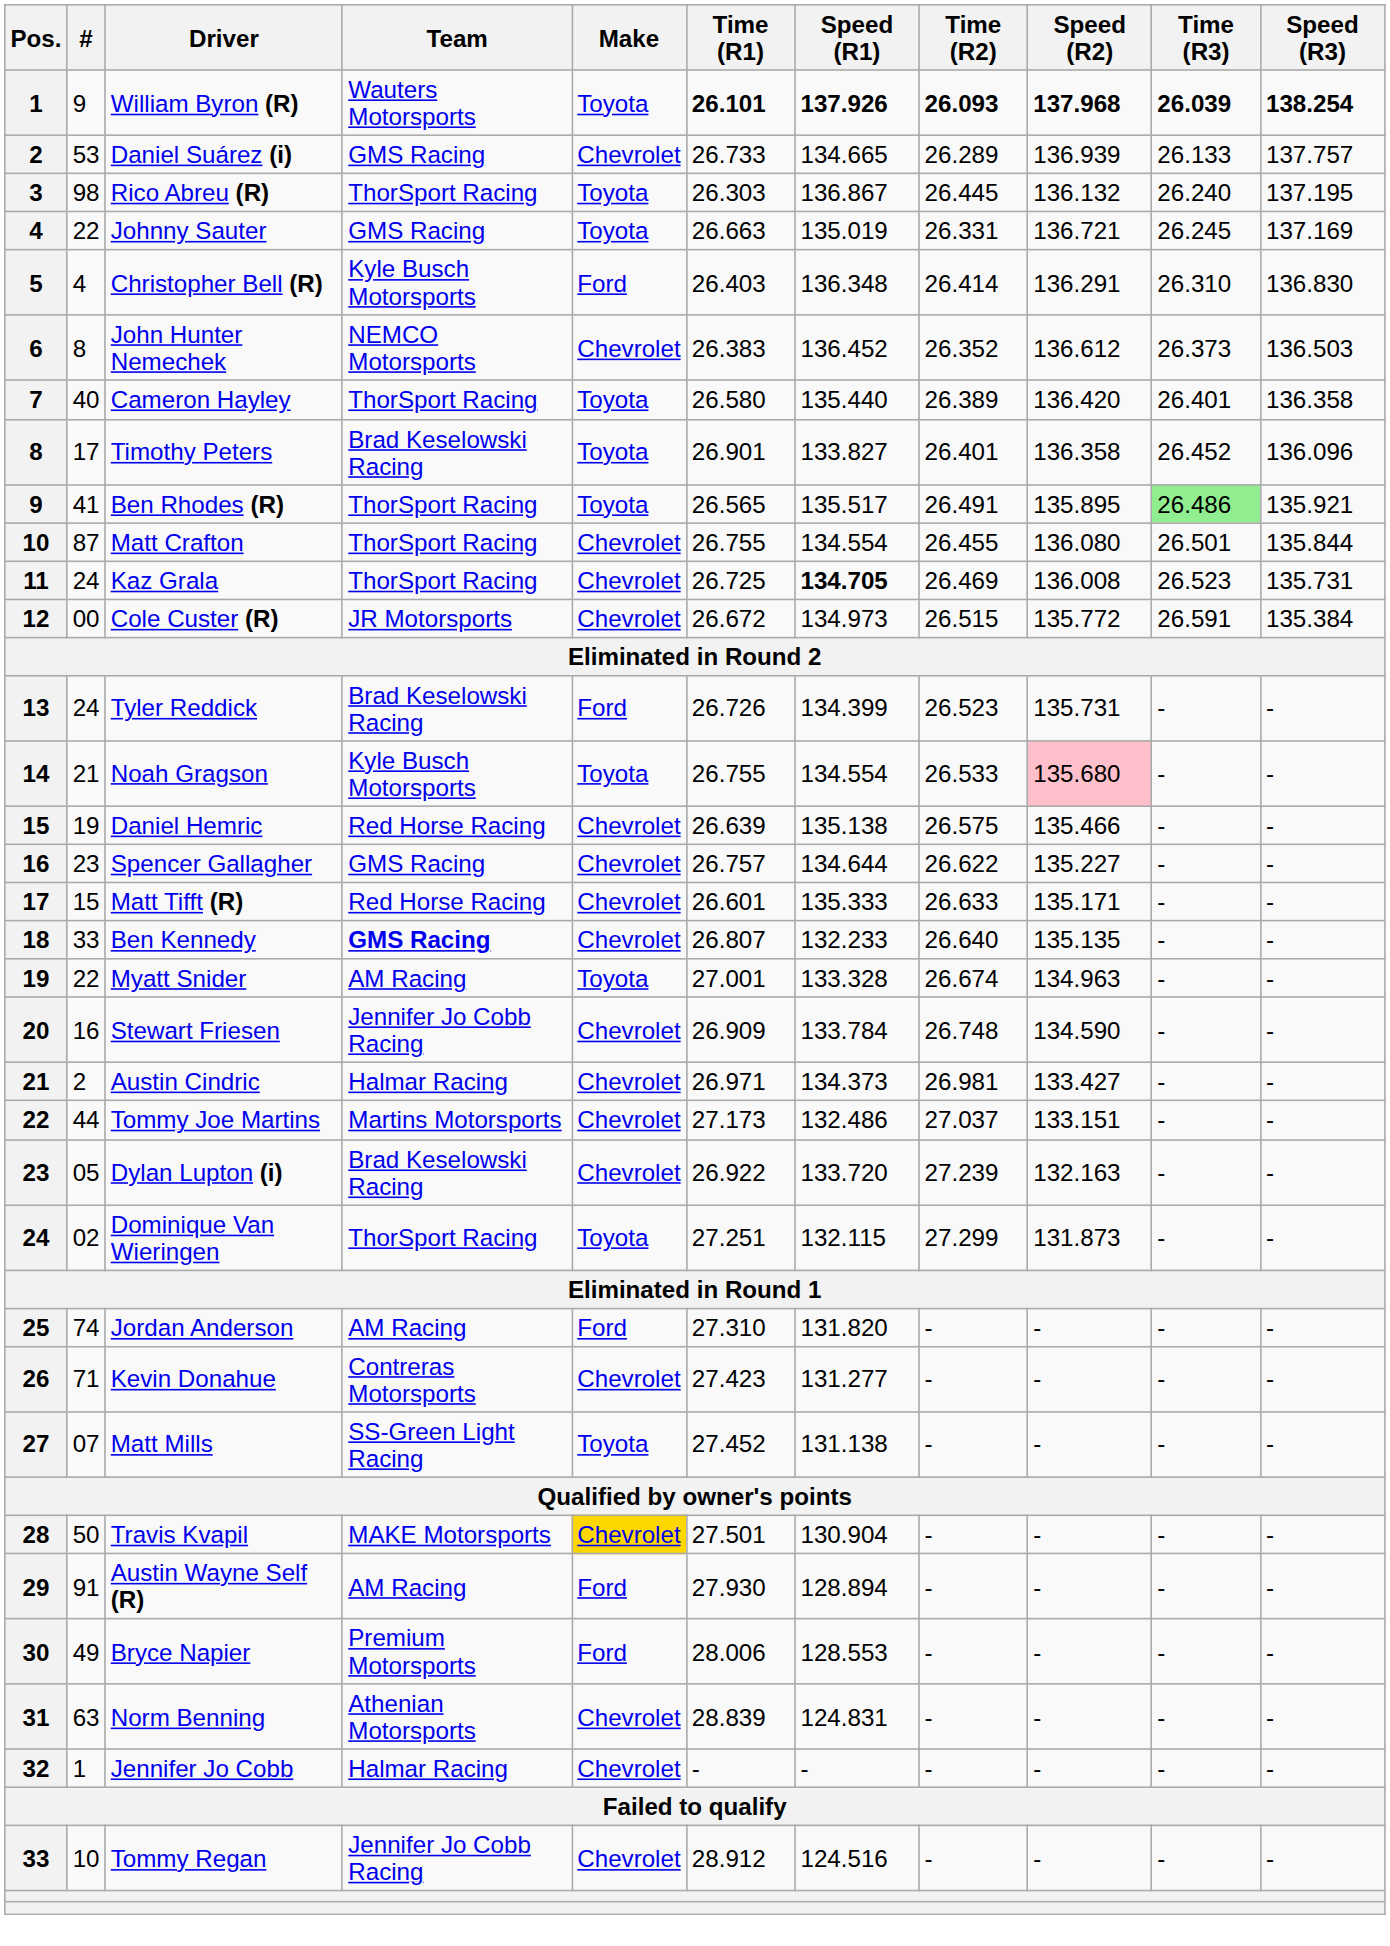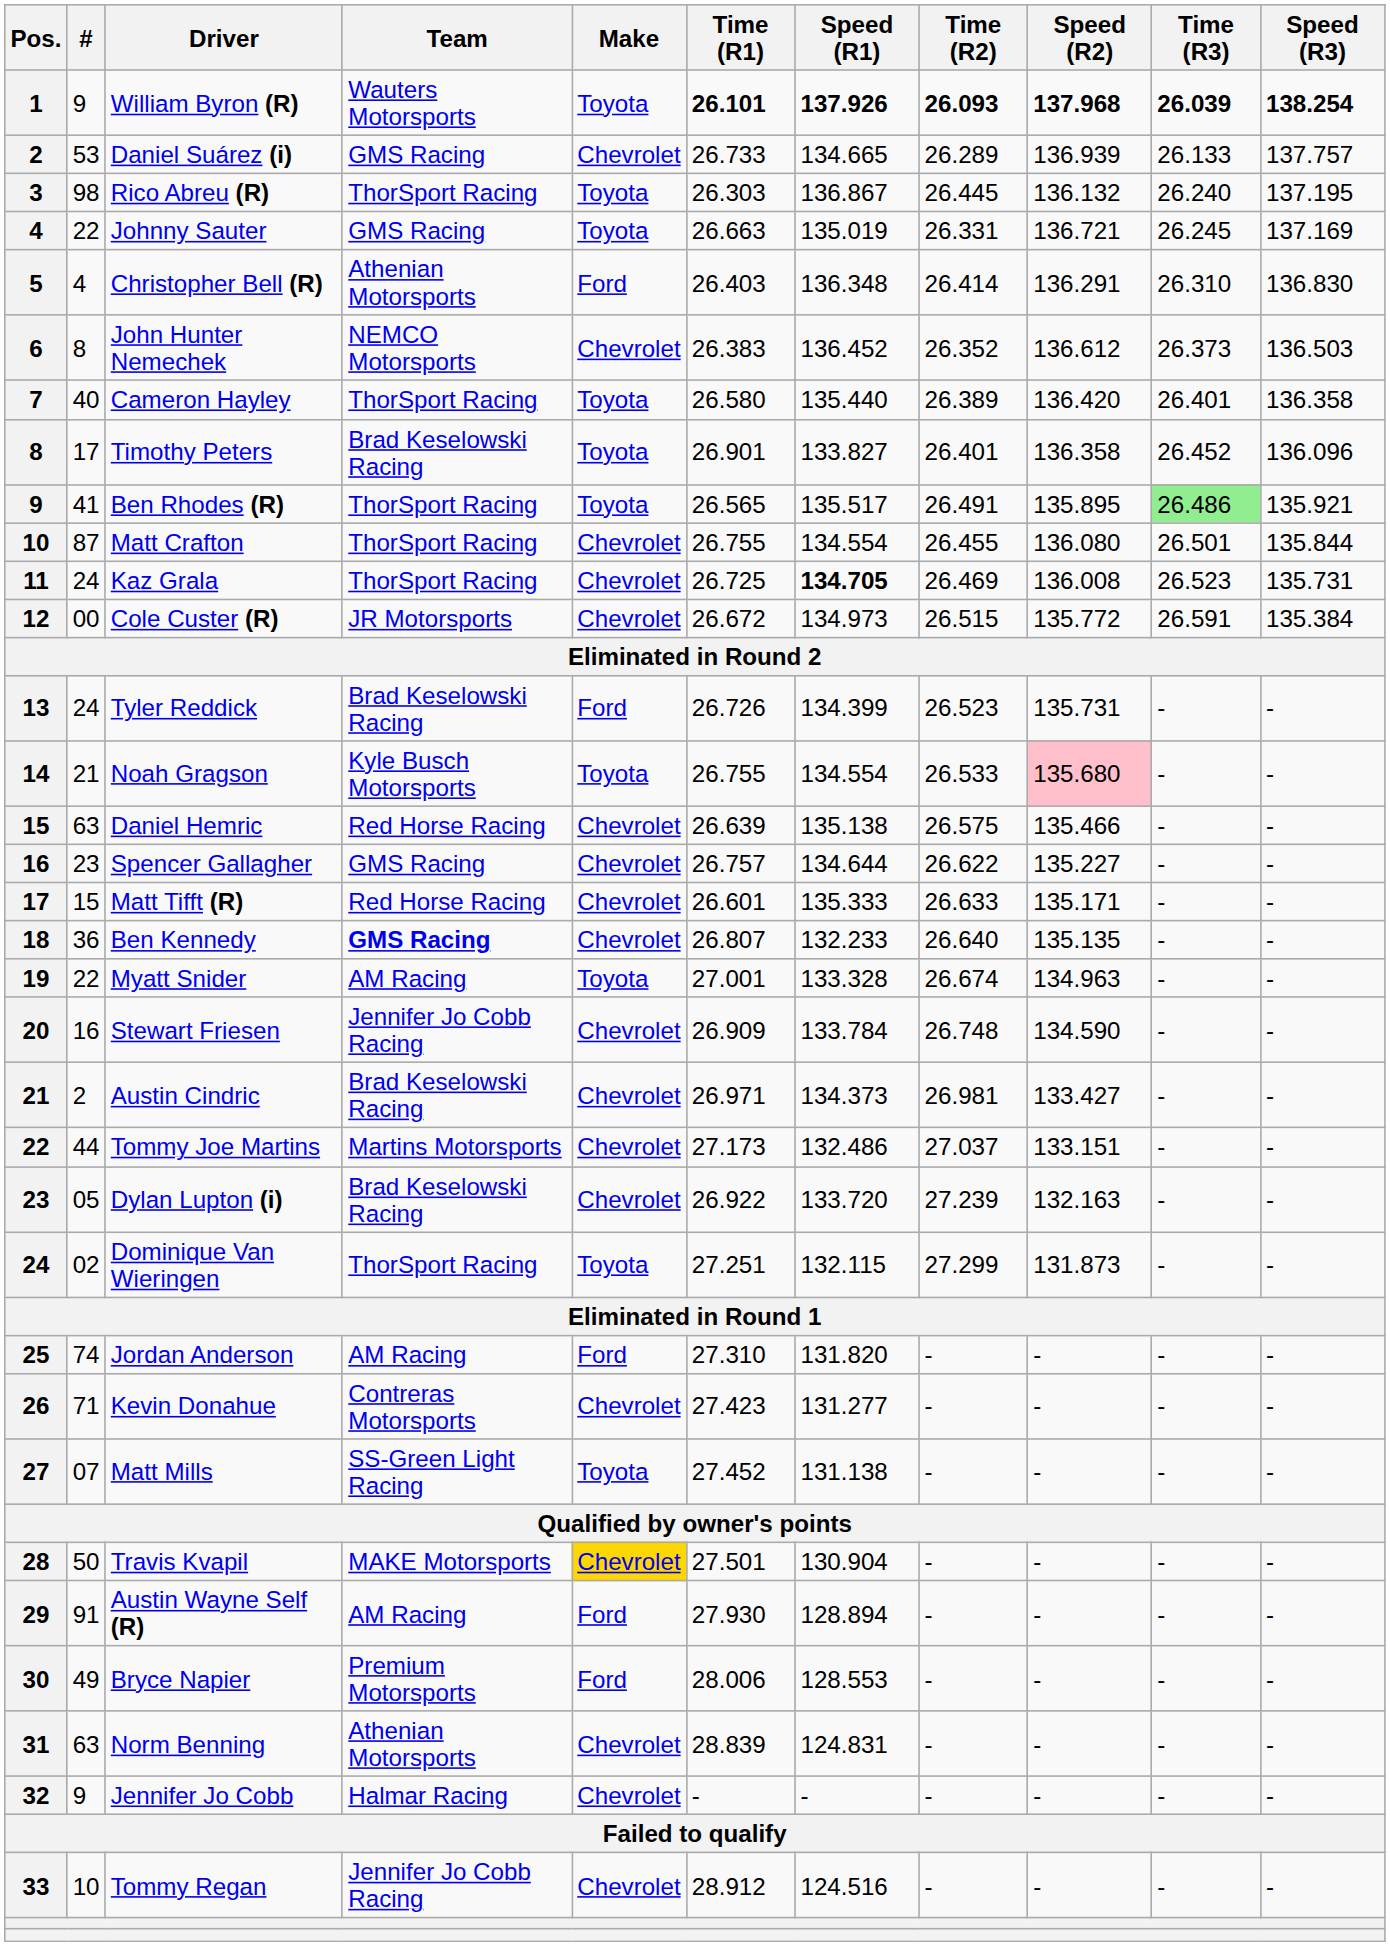(412, 283) Kyle Busch Motorsports -> (412, 283) Athenian Motorsports
(86, 825) 19 -> (86, 825) 63
(86, 940) 33 -> (86, 940) 36
(428, 1082) Halmar Racing -> (438, 1096) Brad Keselowski Racing
(79, 1769) 1 -> (79, 1796) 9
